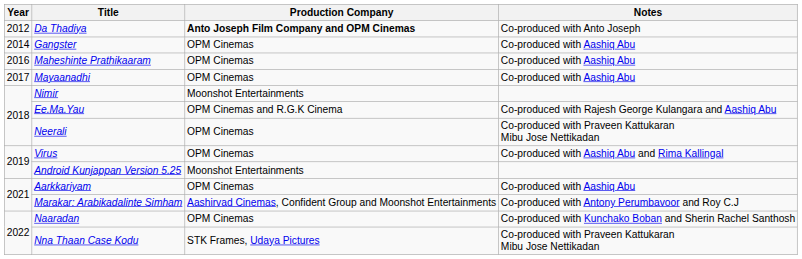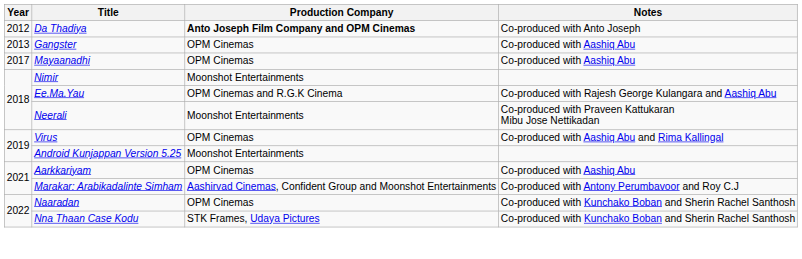(18, 45) 2014 -> (18, 45) 2013
- row: (93, 61)
(220, 132) OPM Cinemas -> (245, 115) Moonshot Entertainments
(588, 241) Co-produced with Praveen Kattukaran Mibu Jose Nettikadan -> (648, 219) Co-produced with Kunchako Boban and Sherin Rachel Santhosh
